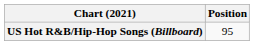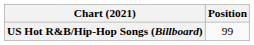(227, 31) 95 -> (227, 31) 99
